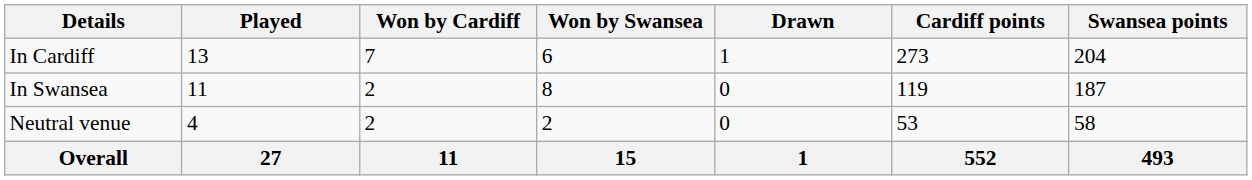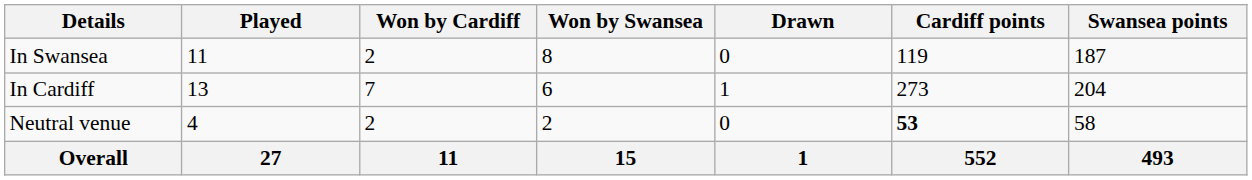rows swapped: (52, 55) <-> (59, 89)
(907, 123) normal -> (907, 123) bold
